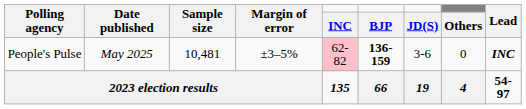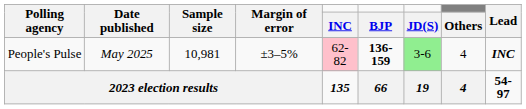(202, 54) 10,481 -> (202, 54) 10,981
(422, 54) no background -> (422, 54) lightgreen background
(463, 54) 0 -> (463, 54) 4
